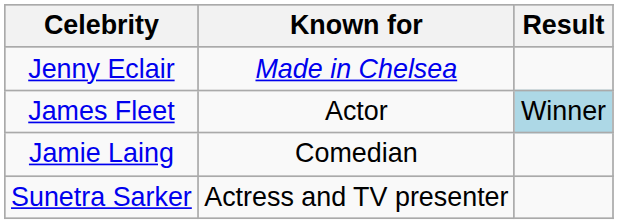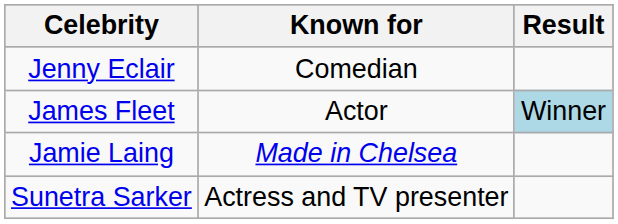(356, 68) Made in Chelsea -> (356, 68) Comedian
(356, 153) Comedian -> (356, 153) Made in Chelsea
